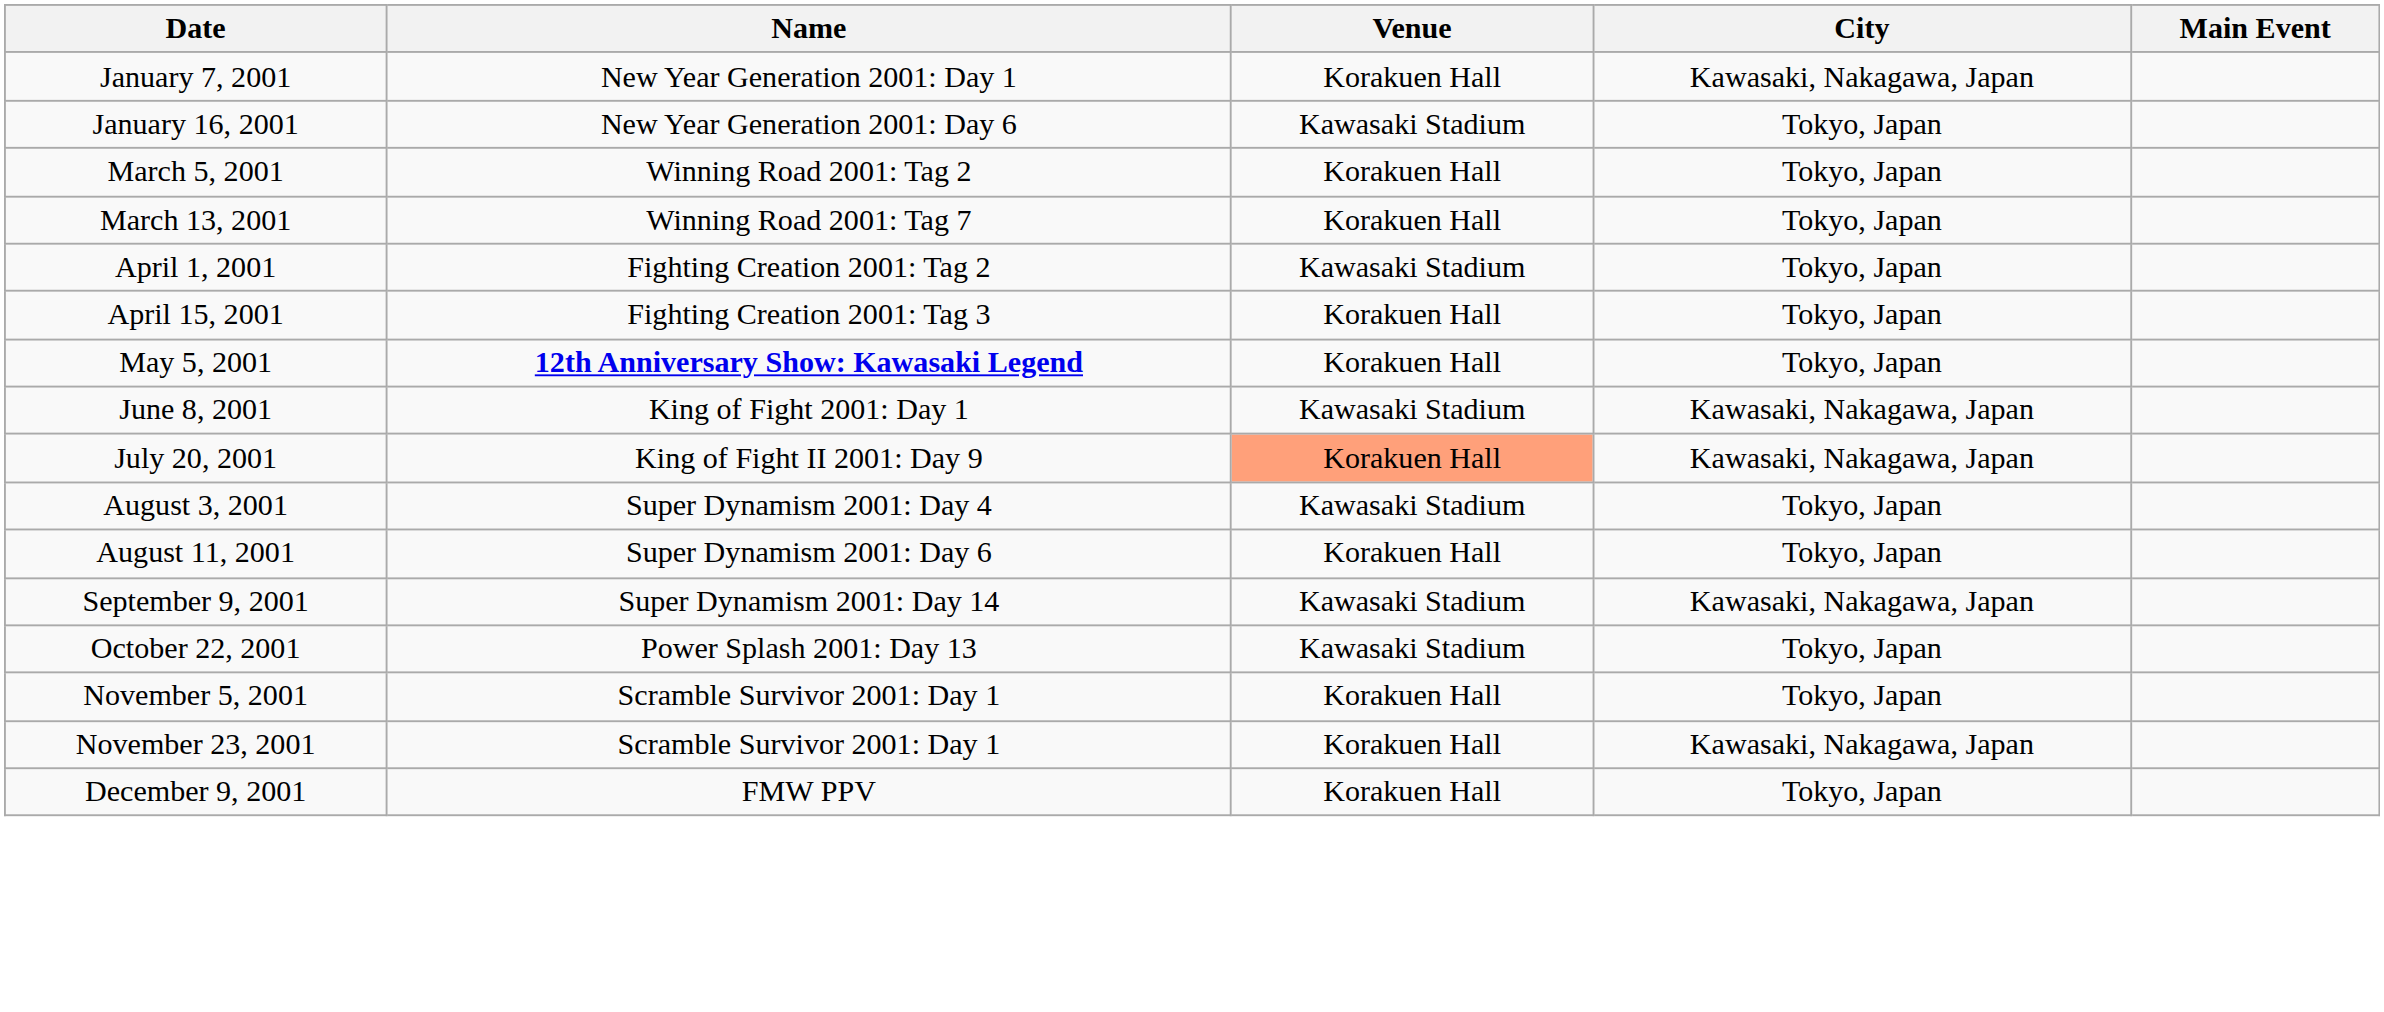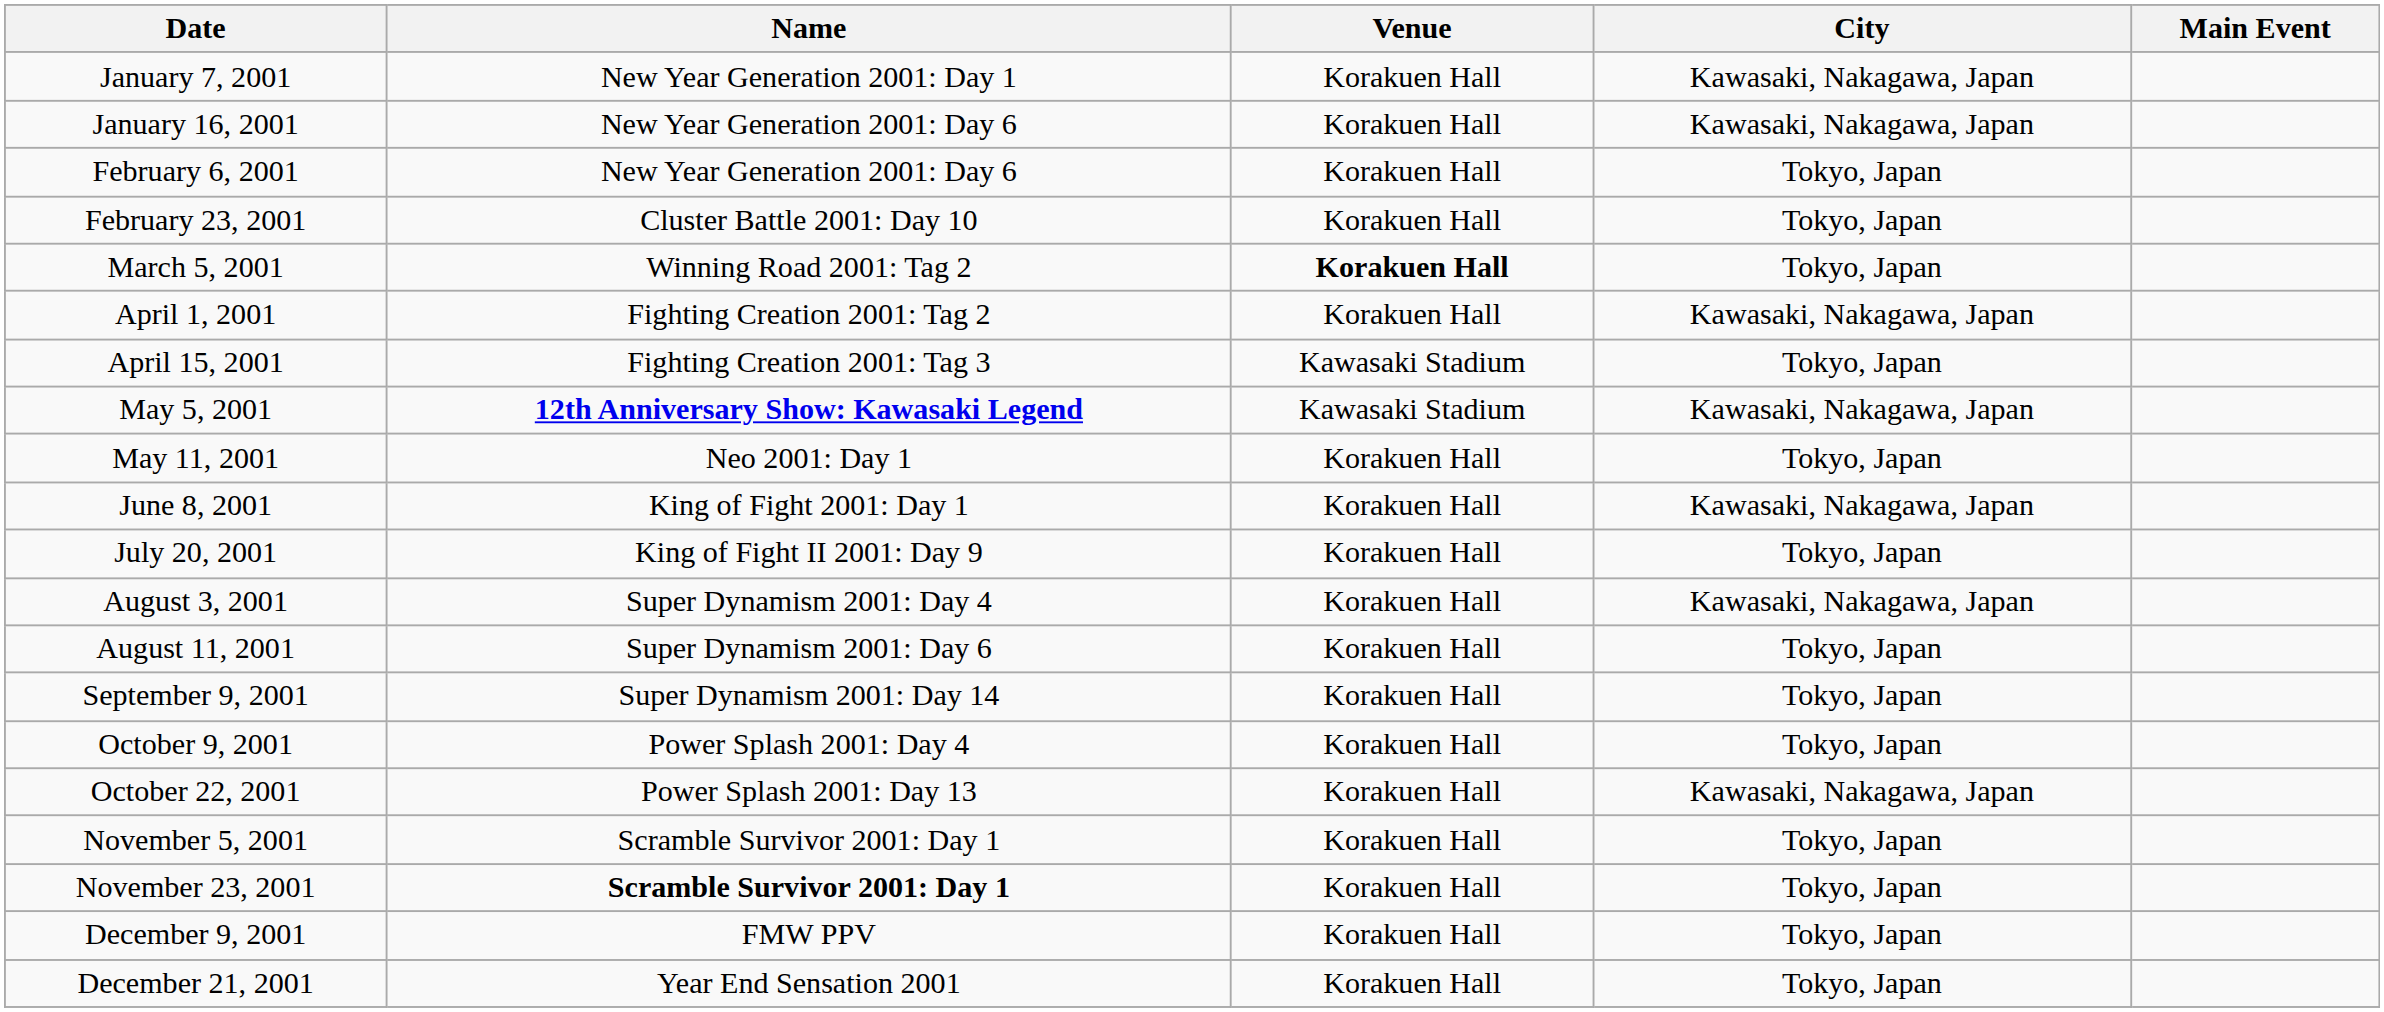(1412, 123) Kawasaki Stadium -> (1412, 123) Korakuen Hall
(1862, 123) Tokyo, Japan -> (1862, 123) Kawasaki, Nakagawa, Japan
+ row: (196, 171)
+ row: (196, 219)
(1412, 171) normal -> (1412, 266) bold
- row: (196, 219)
(1412, 266) Kawasaki Stadium -> (1412, 314) Korakuen Hall
(1862, 266) Tokyo, Japan -> (1862, 314) Kawasaki, Nakagawa, Japan
(1412, 314) Korakuen Hall -> (1412, 362) Kawasaki Stadium
(1412, 362) Korakuen Hall -> (1412, 409) Kawasaki Stadium
(1862, 362) Tokyo, Japan -> (1862, 409) Kawasaki, Nakagawa, Japan
+ row: (196, 457)
(1412, 409) Kawasaki Stadium -> (1412, 505) Korakuen Hall
(1412, 457) lightsalmon background -> (1412, 553) no background
(1862, 457) Kawasaki, Nakagawa, Japan -> (1862, 553) Tokyo, Japan
(1412, 505) Kawasaki Stadium -> (1412, 600) Korakuen Hall
(1862, 505) Tokyo, Japan -> (1862, 600) Kawasaki, Nakagawa, Japan
(1412, 600) Kawasaki Stadium -> (1412, 696) Korakuen Hall
(1862, 600) Kawasaki, Nakagawa, Japan -> (1862, 696) Tokyo, Japan
+ row: (196, 743)
(1412, 648) Kawasaki Stadium -> (1412, 791) Korakuen Hall
(1862, 648) Tokyo, Japan -> (1862, 791) Kawasaki, Nakagawa, Japan
(809, 743) normal -> (809, 887) bold
(1862, 743) Kawasaki, Nakagawa, Japan -> (1862, 887) Tokyo, Japan
+ row: (196, 982)
